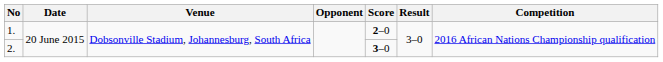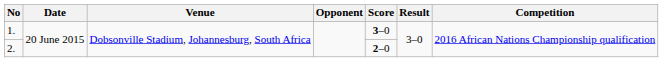(381, 30) 2–0 -> (381, 30) 3–0
(381, 48) 3–0 -> (381, 48) 2–0
